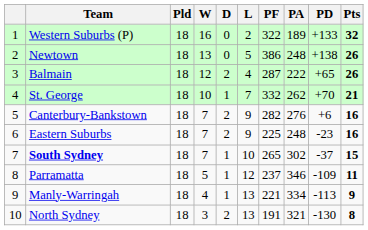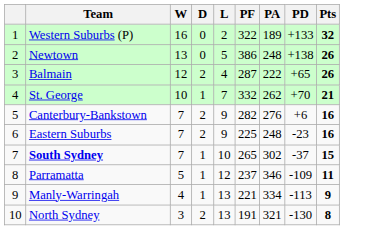- column: (182, 14)
